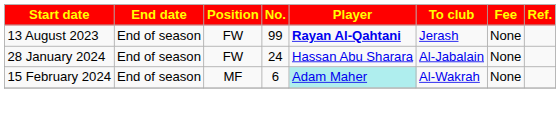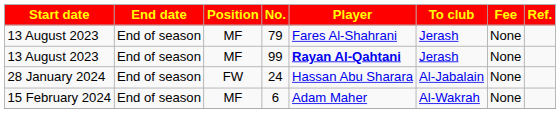+ row: (275, 35)
(233, 35) FW -> (233, 56) MF
(330, 77) paleturquoise background -> (330, 98) no background
